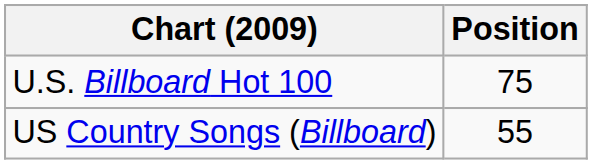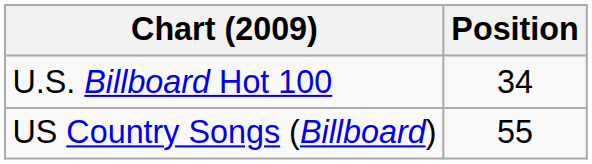(515, 81) 75 -> (515, 81) 34
